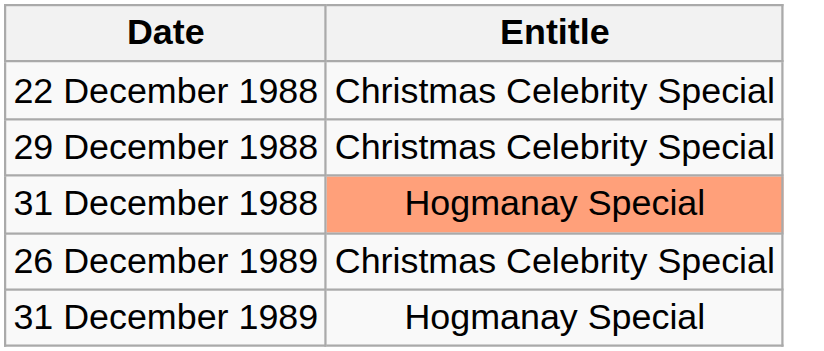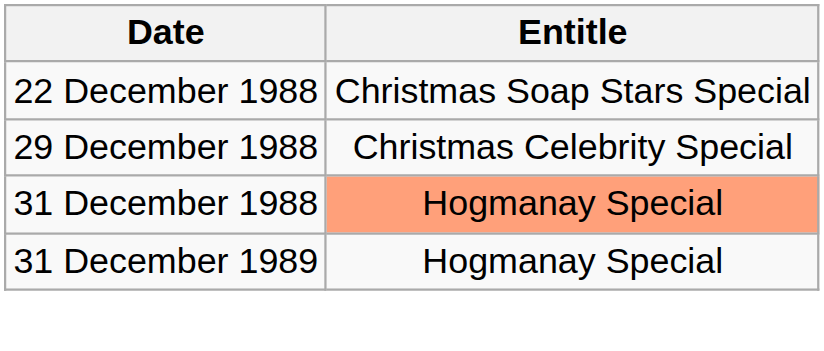(555, 89) Christmas Celebrity Special -> (573, 89) Christmas Soap Stars Special
- row: (166, 260)
